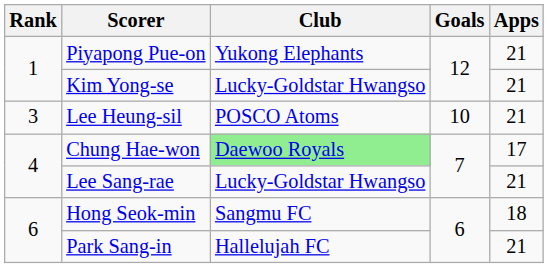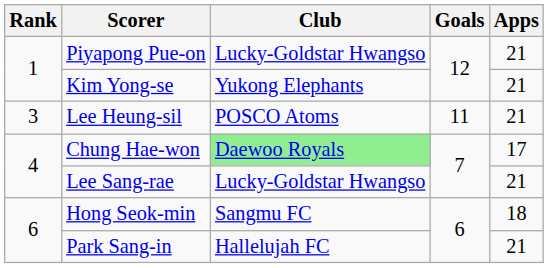(289, 52) Yukong Elephants -> (320, 52) Lucky-Goldstar Hwangso
(320, 85) Lucky-Goldstar Hwangso -> (289, 85) Yukong Elephants
(460, 117) 10 -> (460, 117) 11
